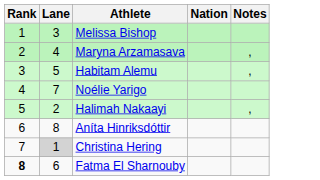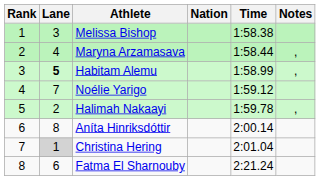+ column: (253, 14)
(56, 71) normal -> (56, 71) bold
(22, 166) bold -> (22, 166) normal
